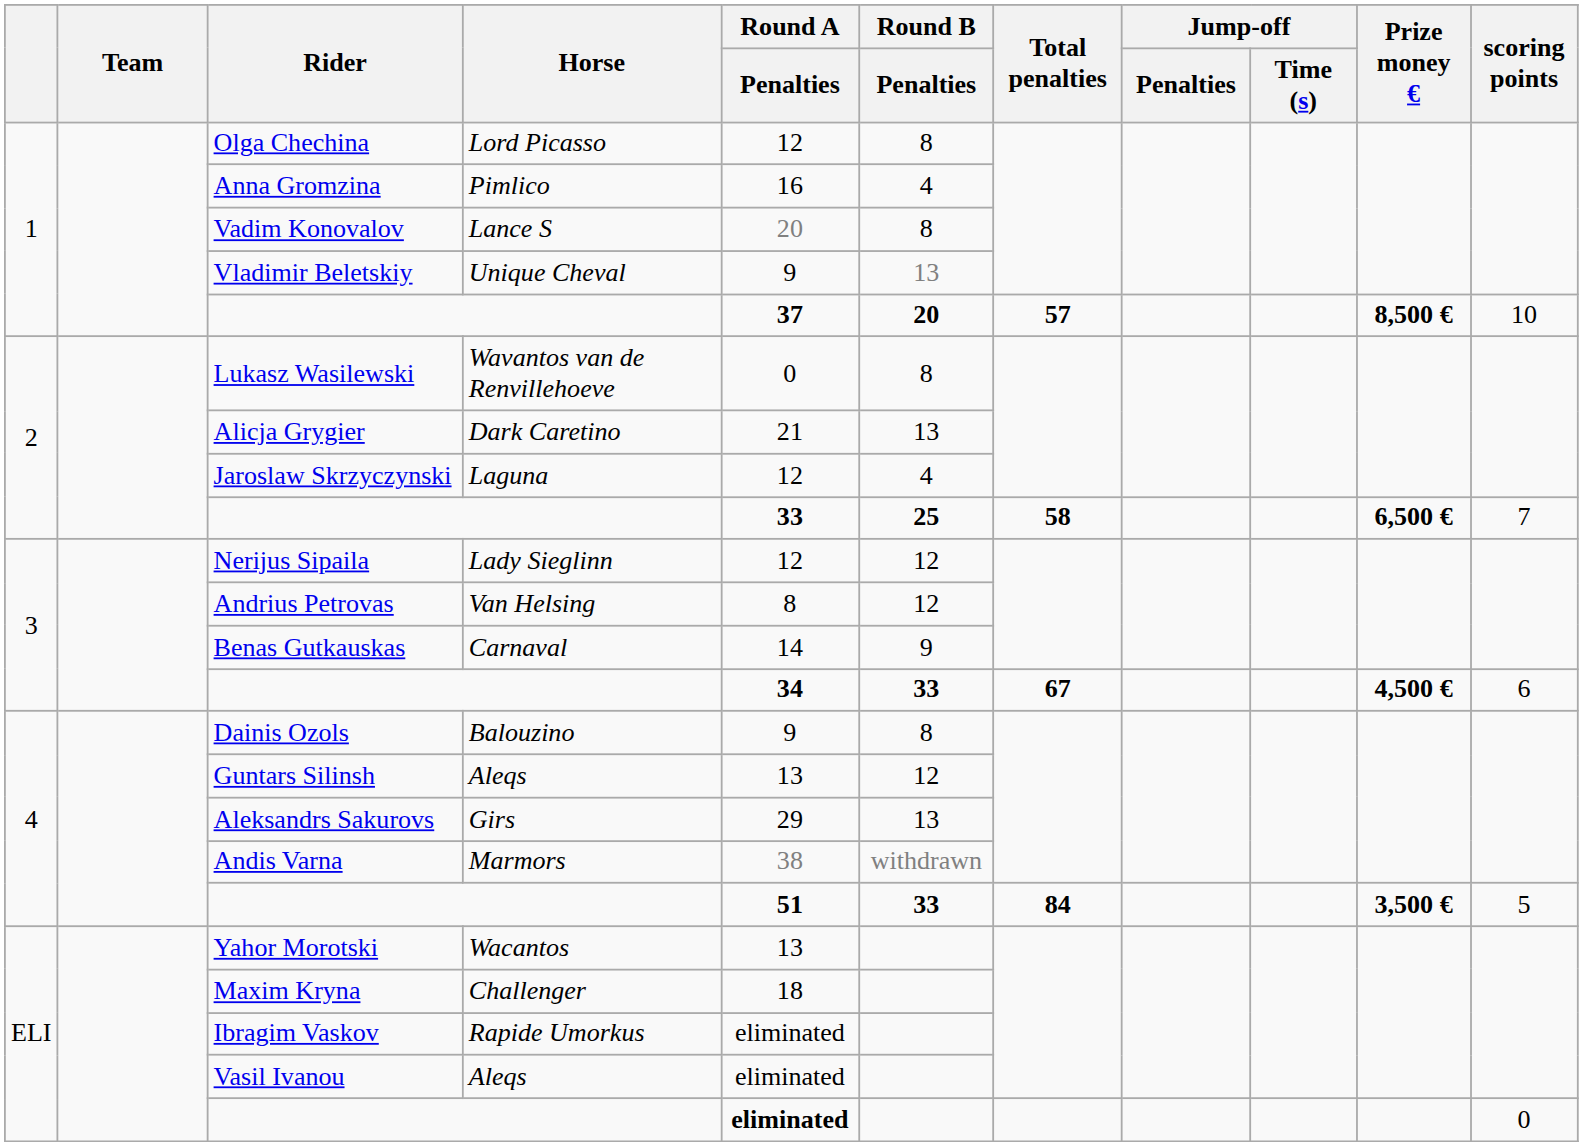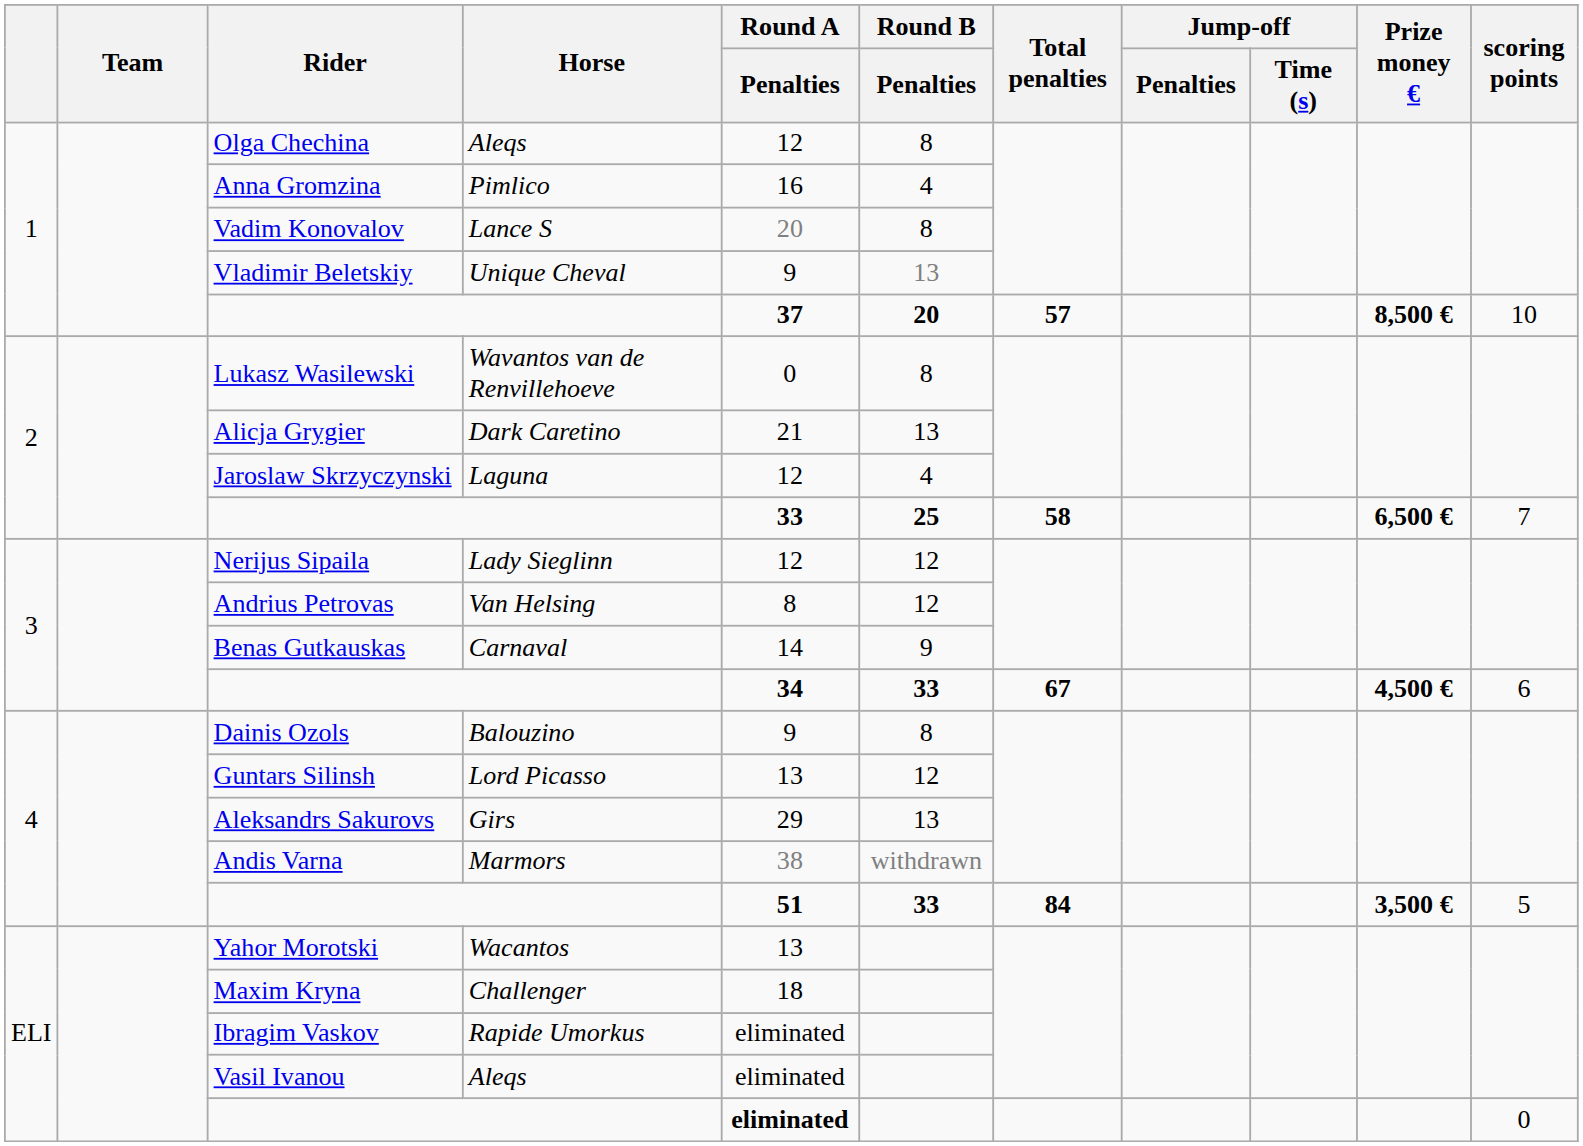(537, 143) Lord Picasso -> (498, 143) Aleqs
(498, 775) Aleqs -> (537, 775) Lord Picasso
